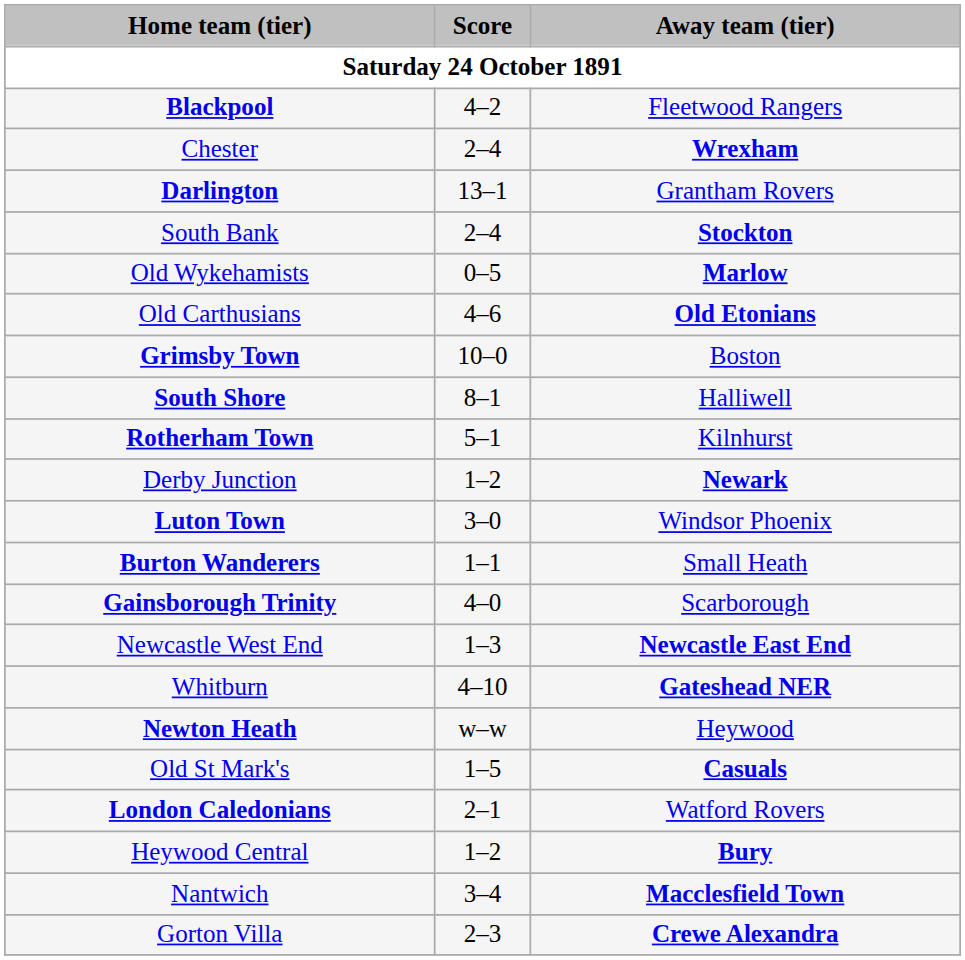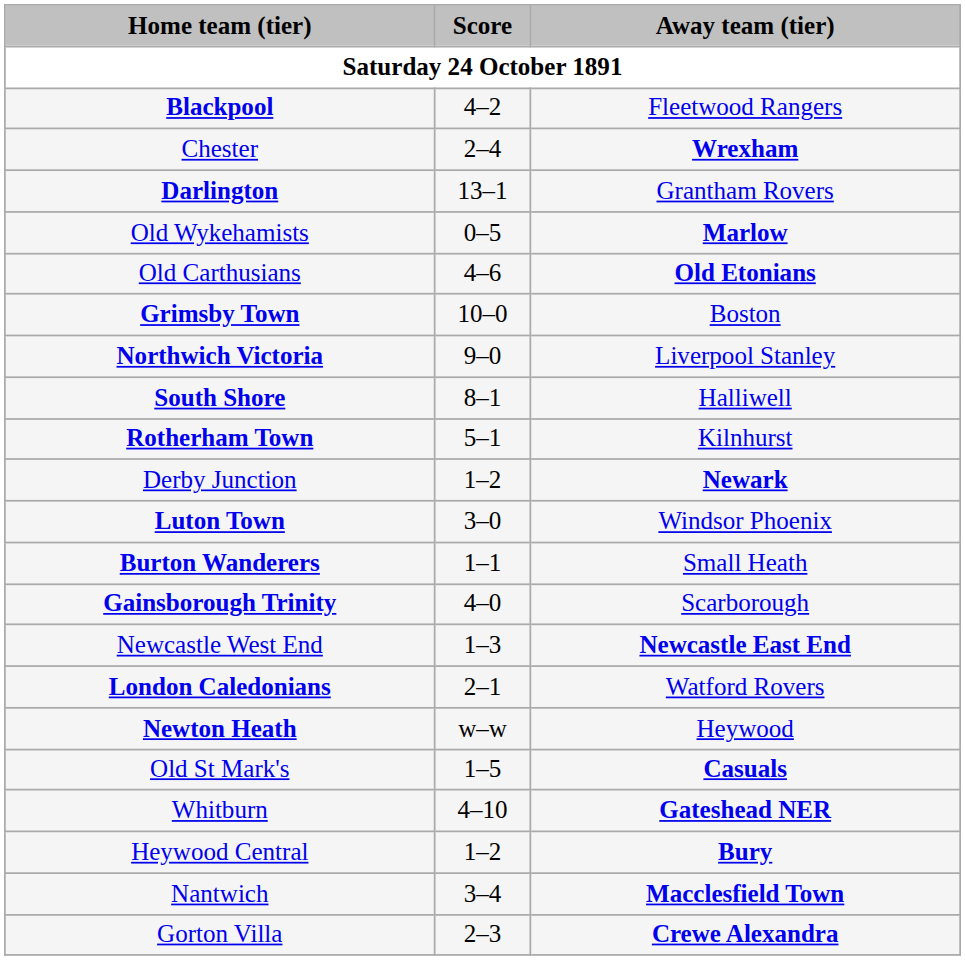- row: (220, 232)
+ row: (220, 356)
rows swapped: (220, 810) <-> (220, 686)
